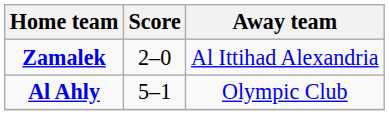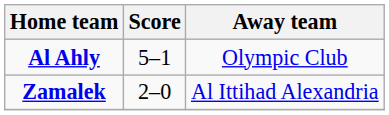rows swapped: (64, 57) <-> (64, 92)
